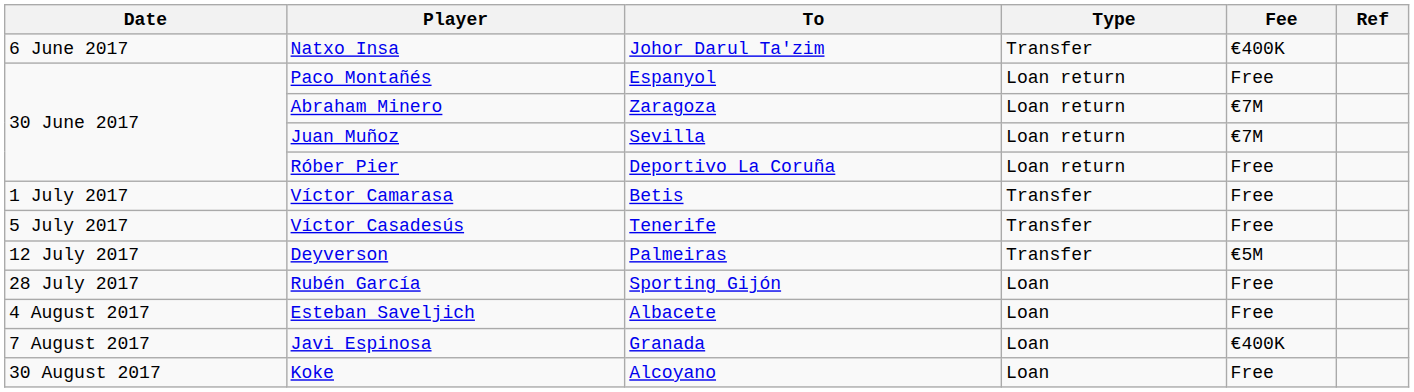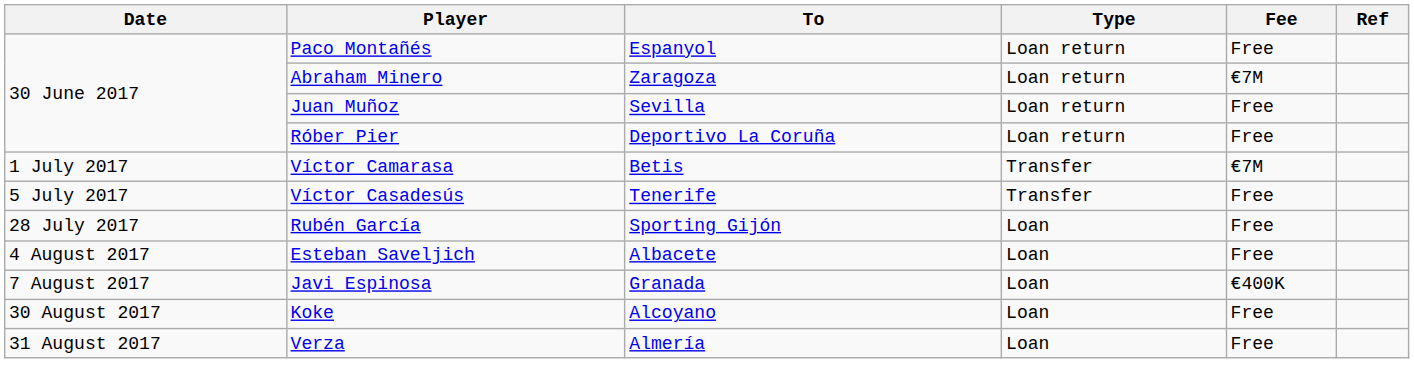- row: (345, 49)
(1247, 137) €7M -> (1252, 108) Free
(1252, 196) Free -> (1247, 167) €7M
- row: (339, 255)
+ row: (318, 343)
